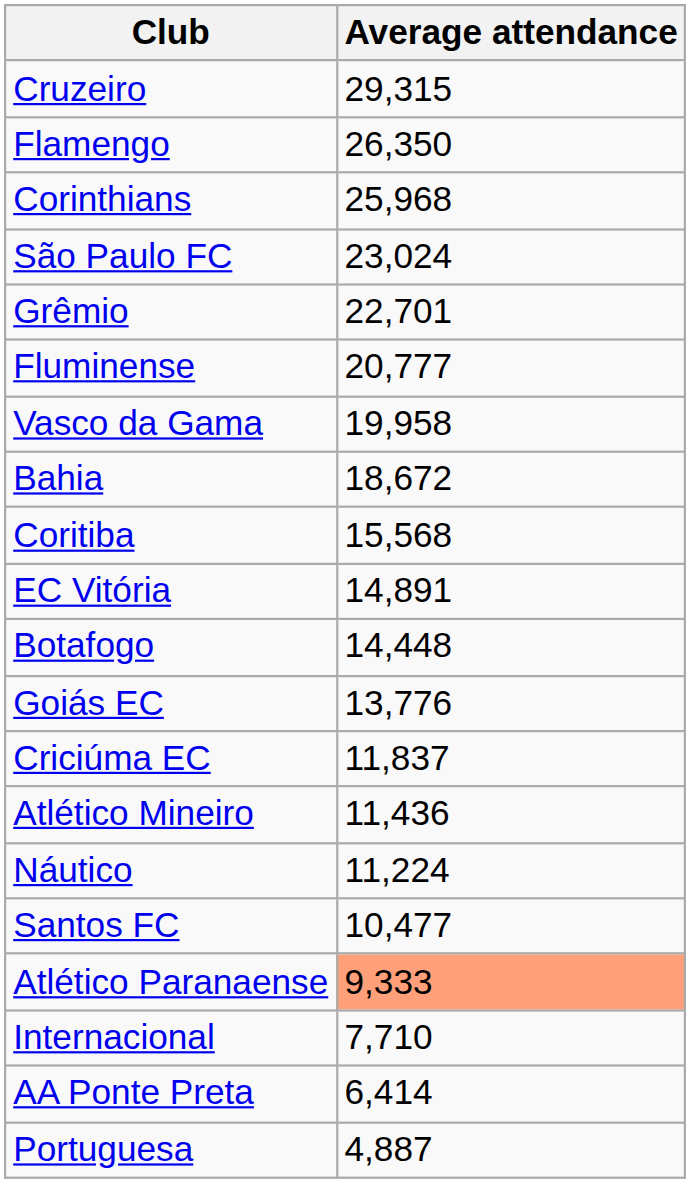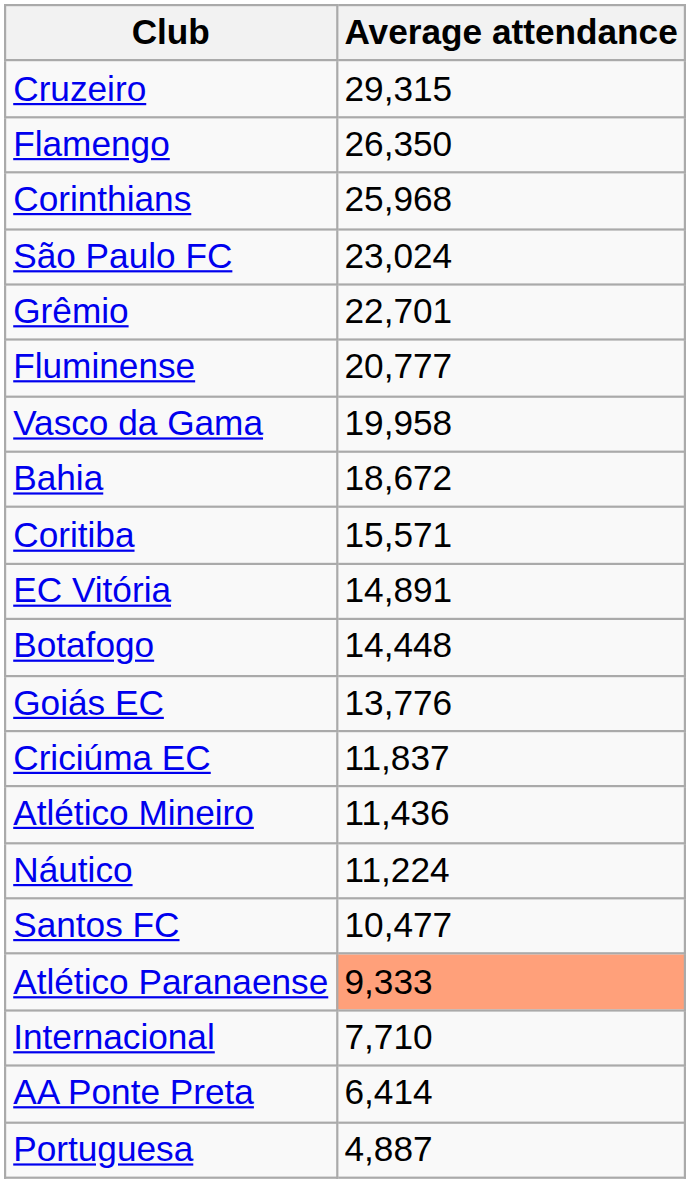(398, 534) 15,568 -> (398, 534) 15,571
